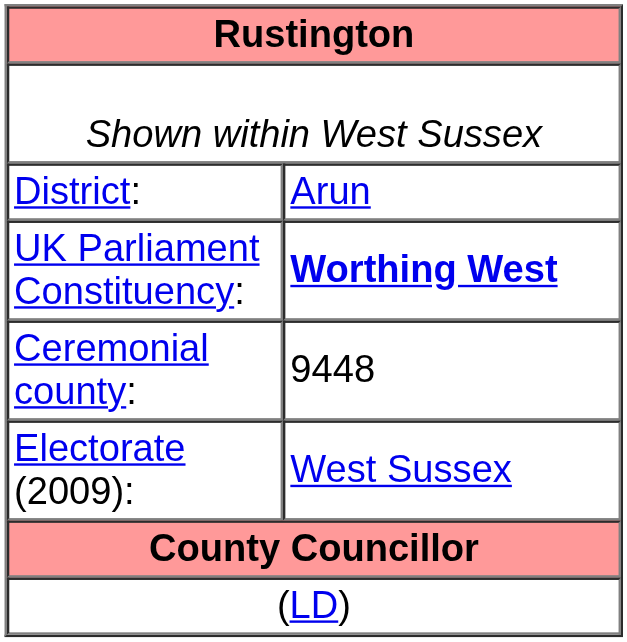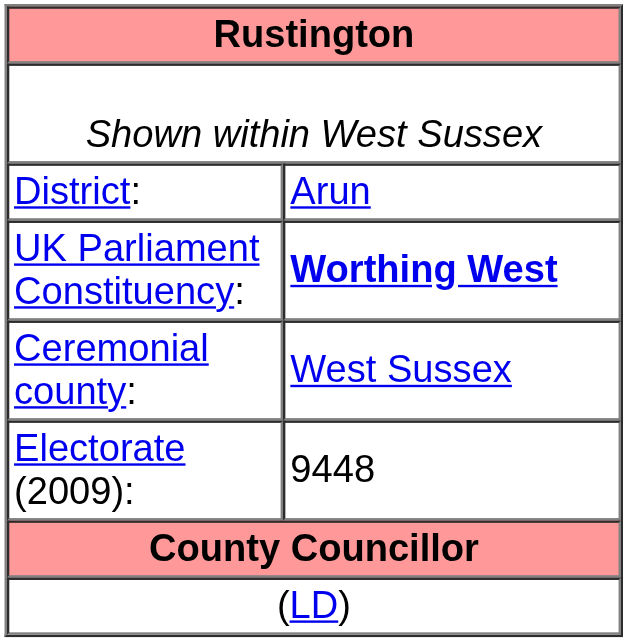(333, 369) 9448 -> (401, 369) West Sussex
(401, 469) West Sussex -> (333, 469) 9448
